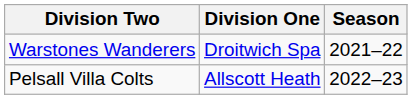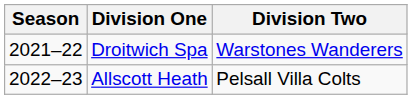columns swapped: (366, 19) <-> (102, 19)
